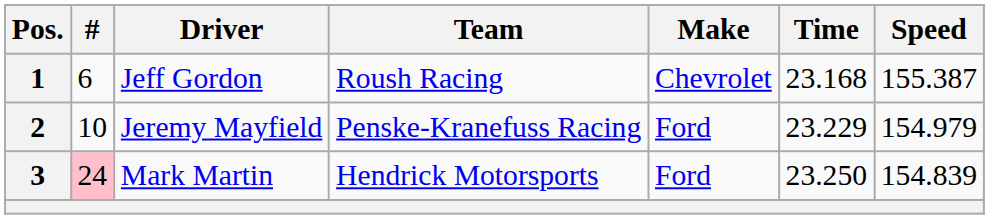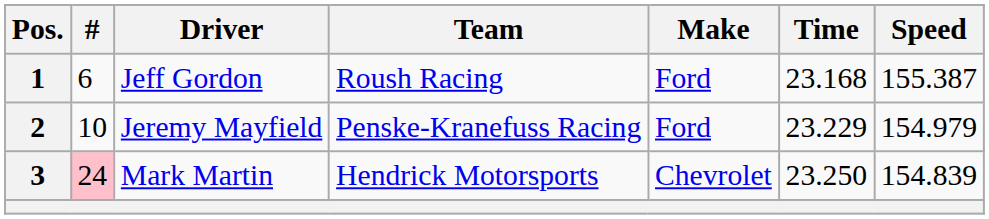(713, 77) Chevrolet -> (683, 77) Ford
(683, 175) Ford -> (713, 175) Chevrolet
